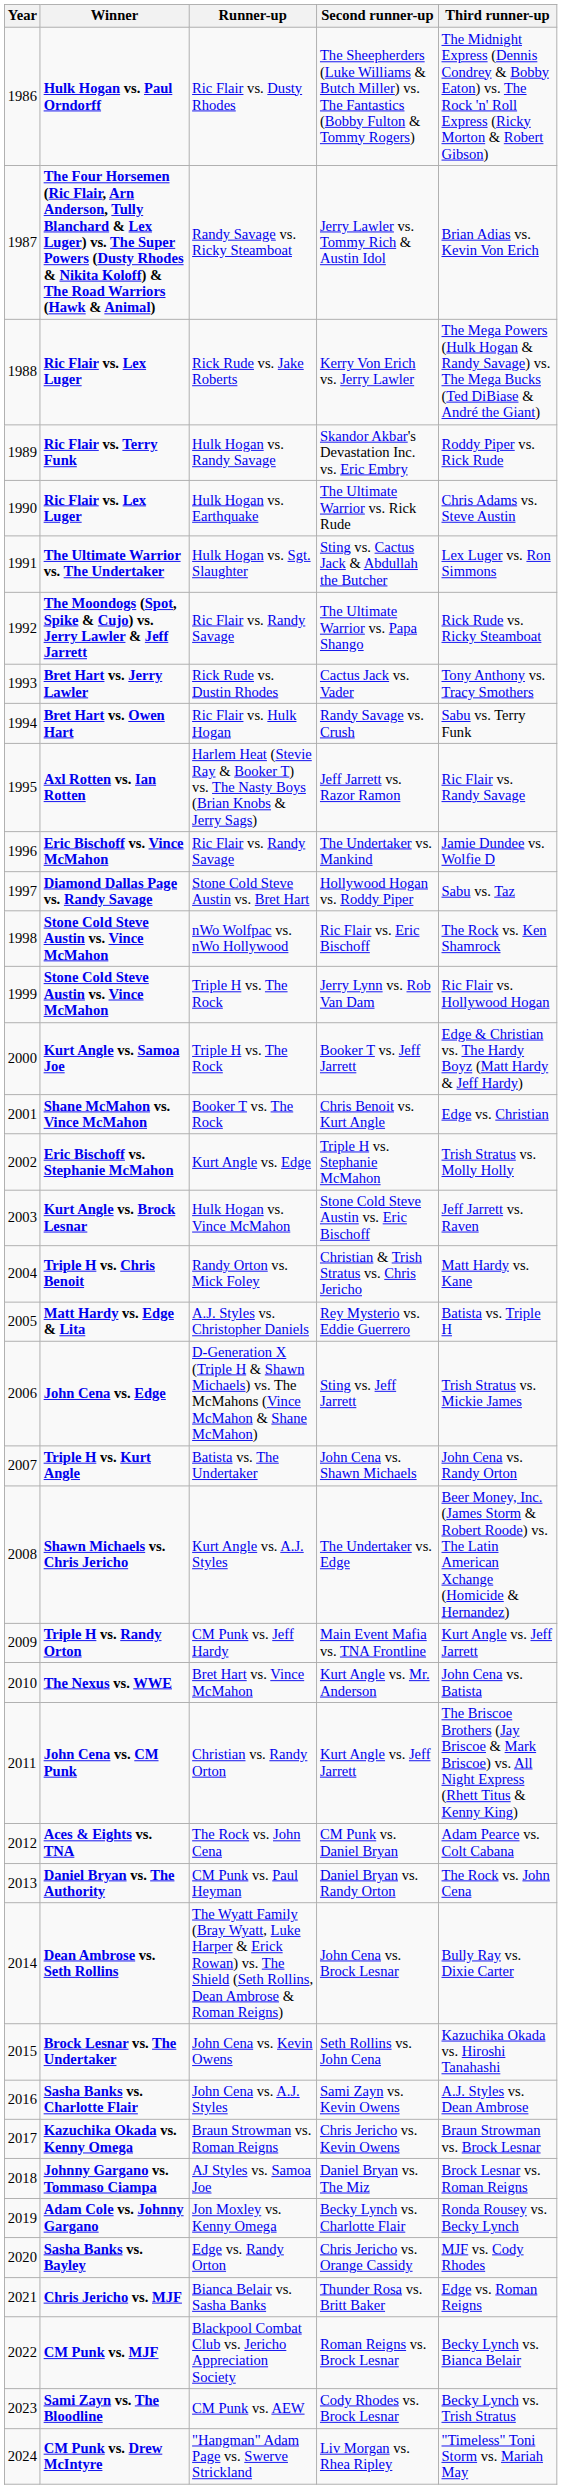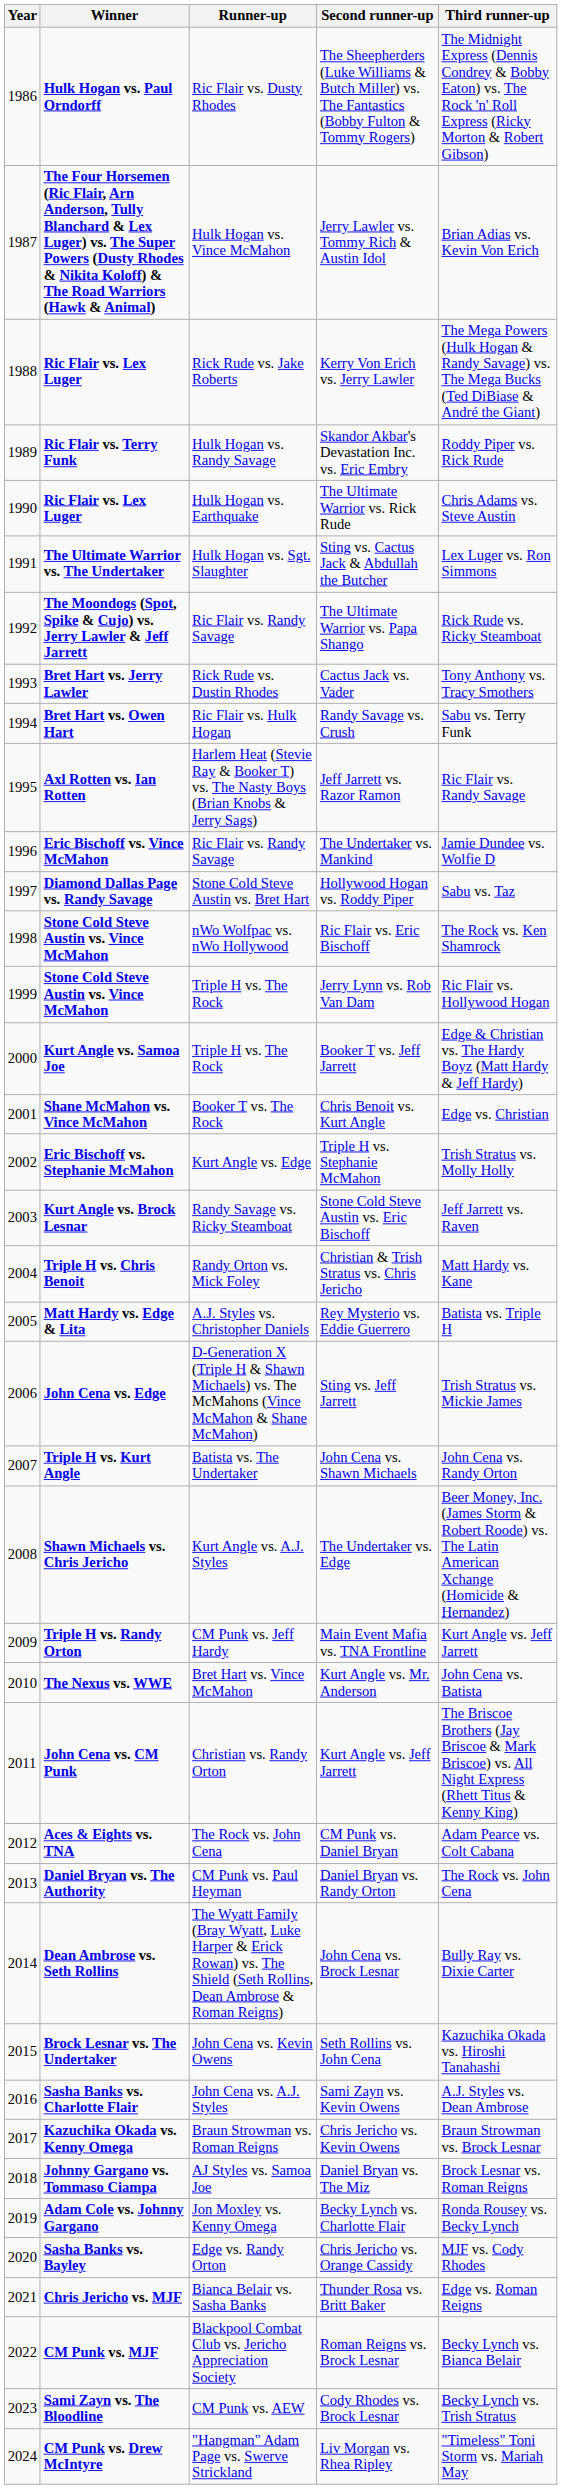(244, 242) Randy Savage vs. Ricky Steamboat -> (241, 242) Hulk Hogan vs. Vince McMahon
(241, 1217) Hulk Hogan vs. Vince McMahon -> (244, 1217) Randy Savage vs. Ricky Steamboat
